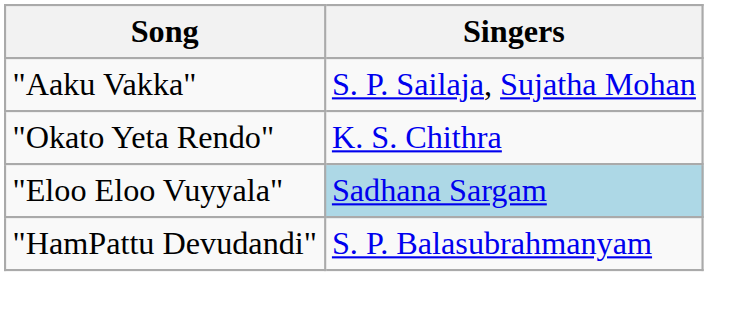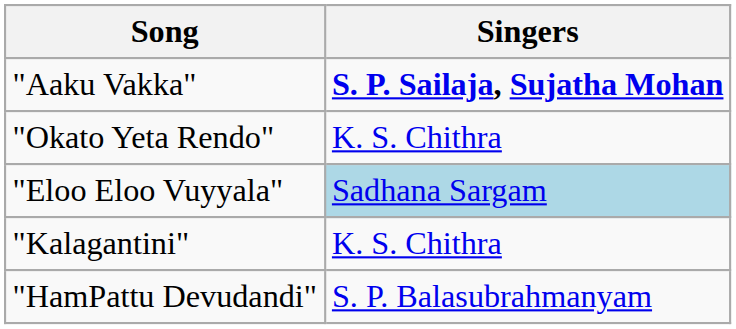(514, 84) normal -> (528, 84) bold
+ row: (101, 243)
